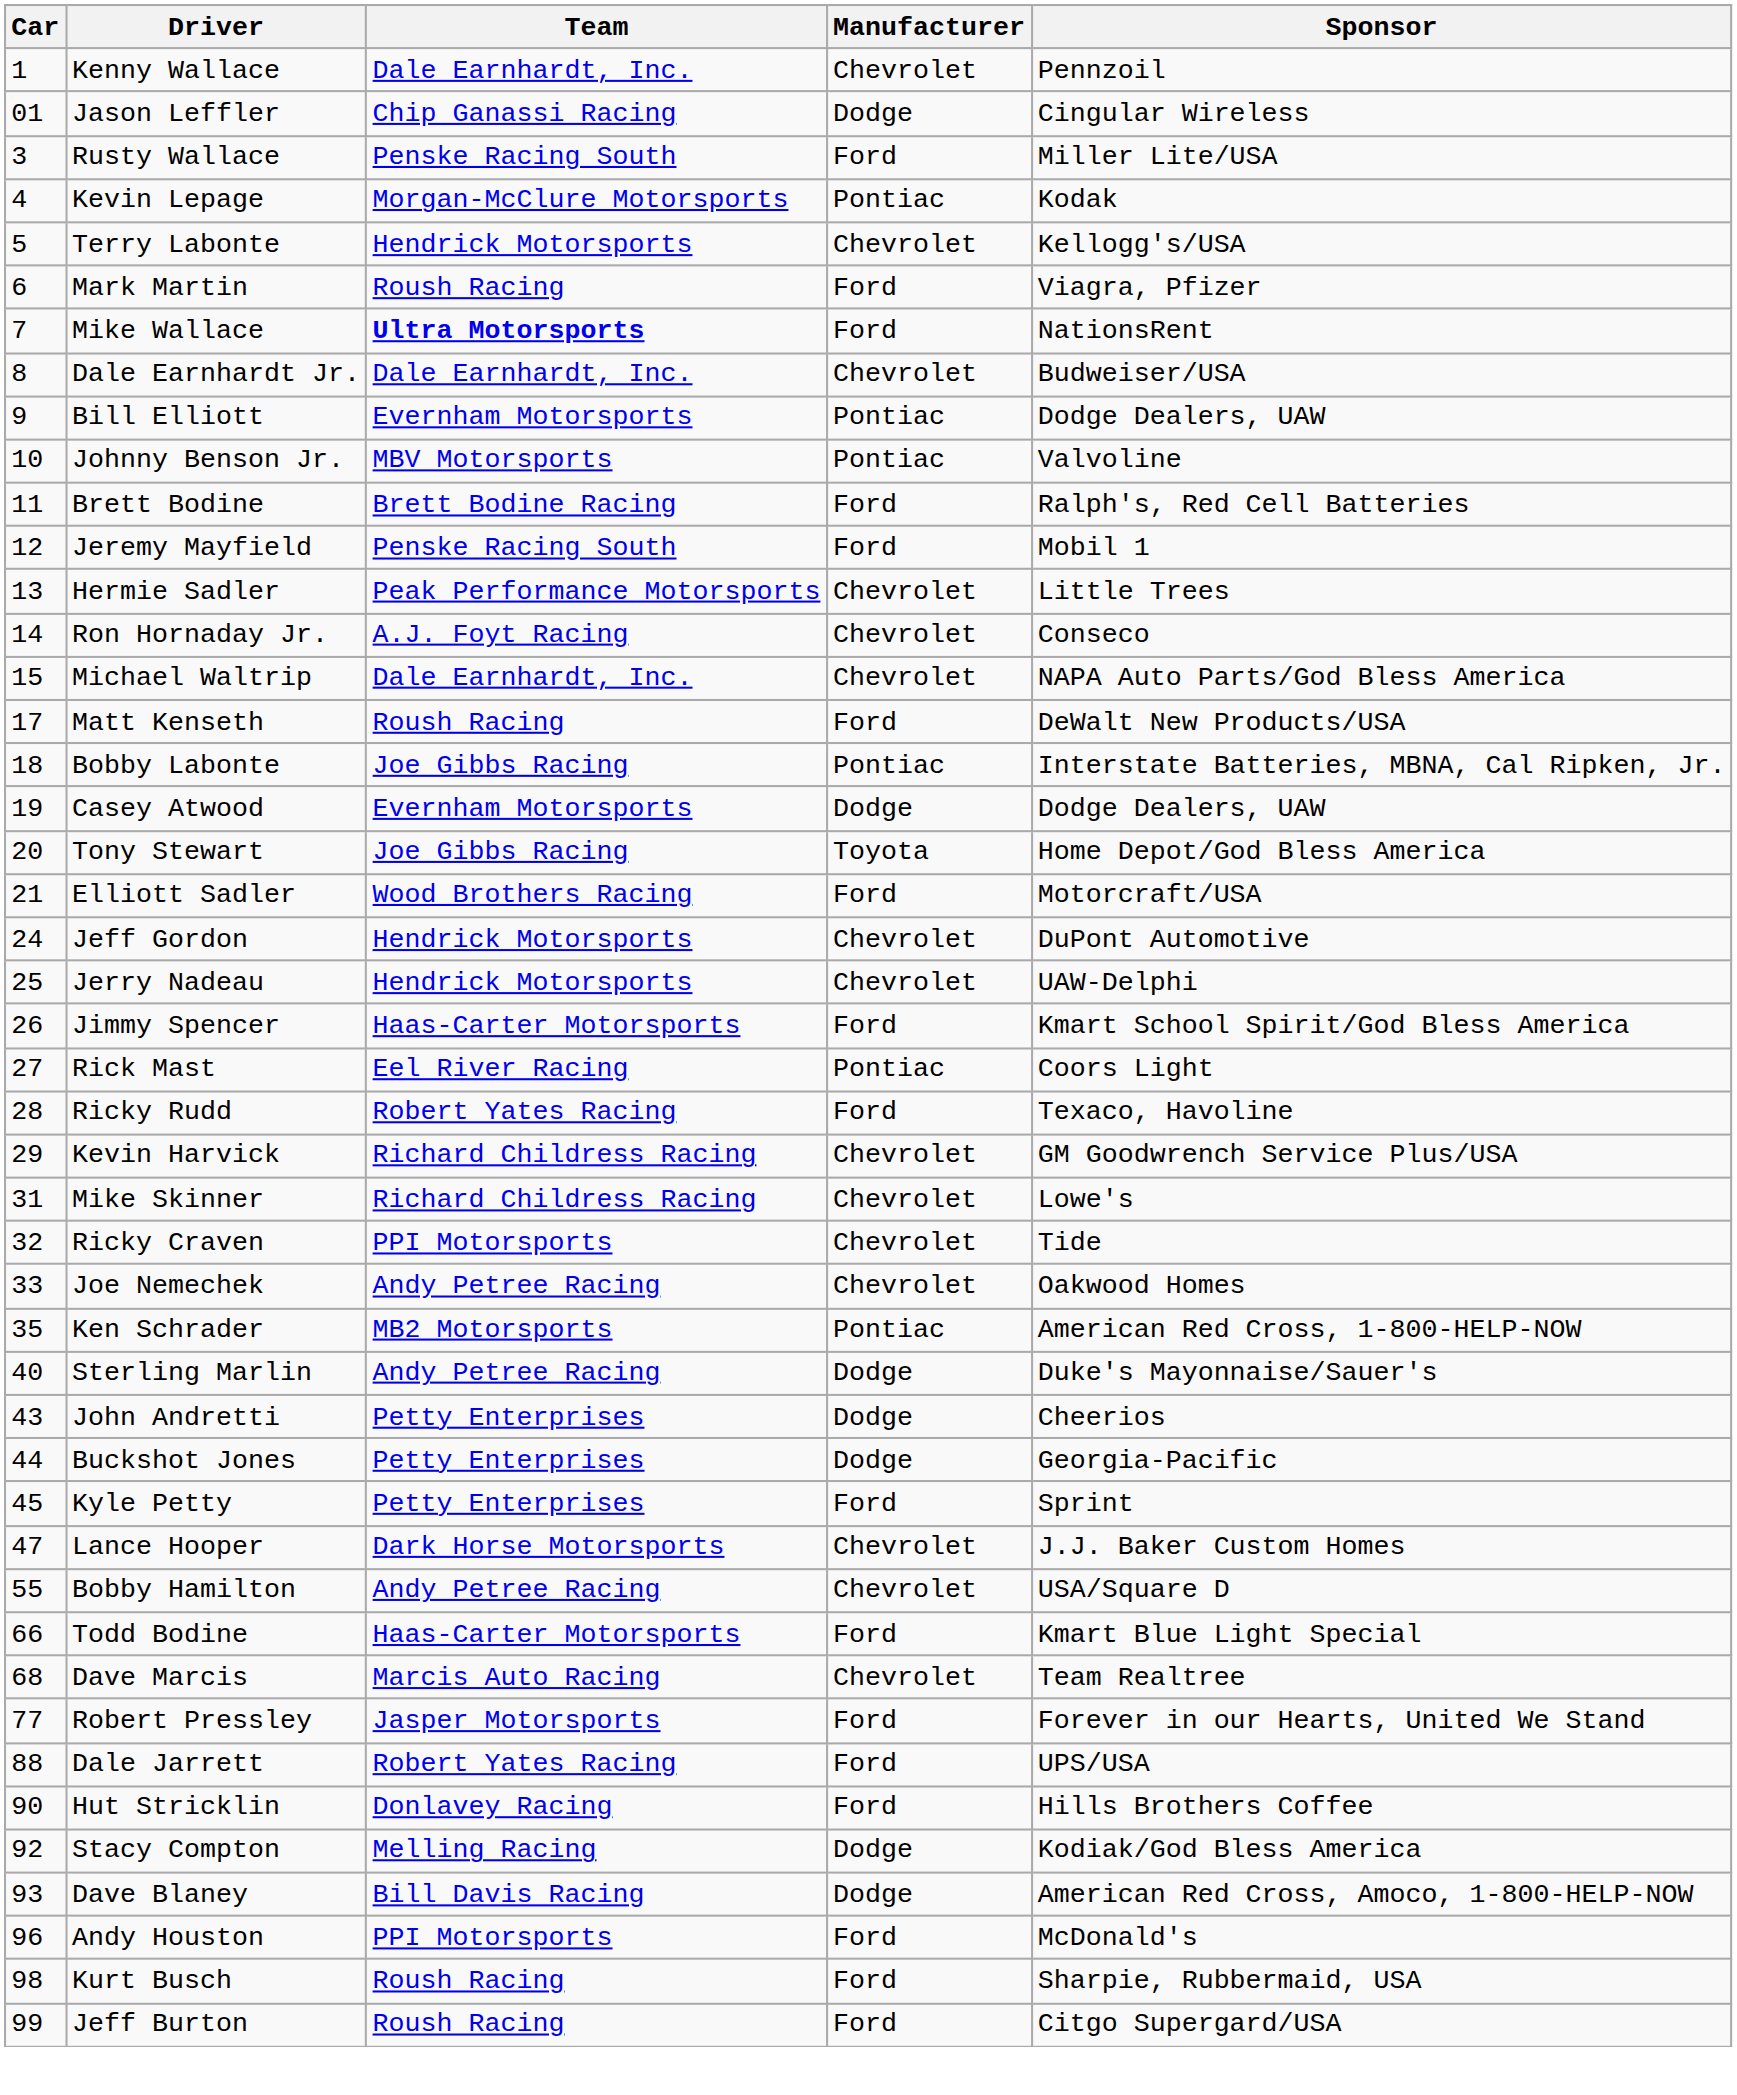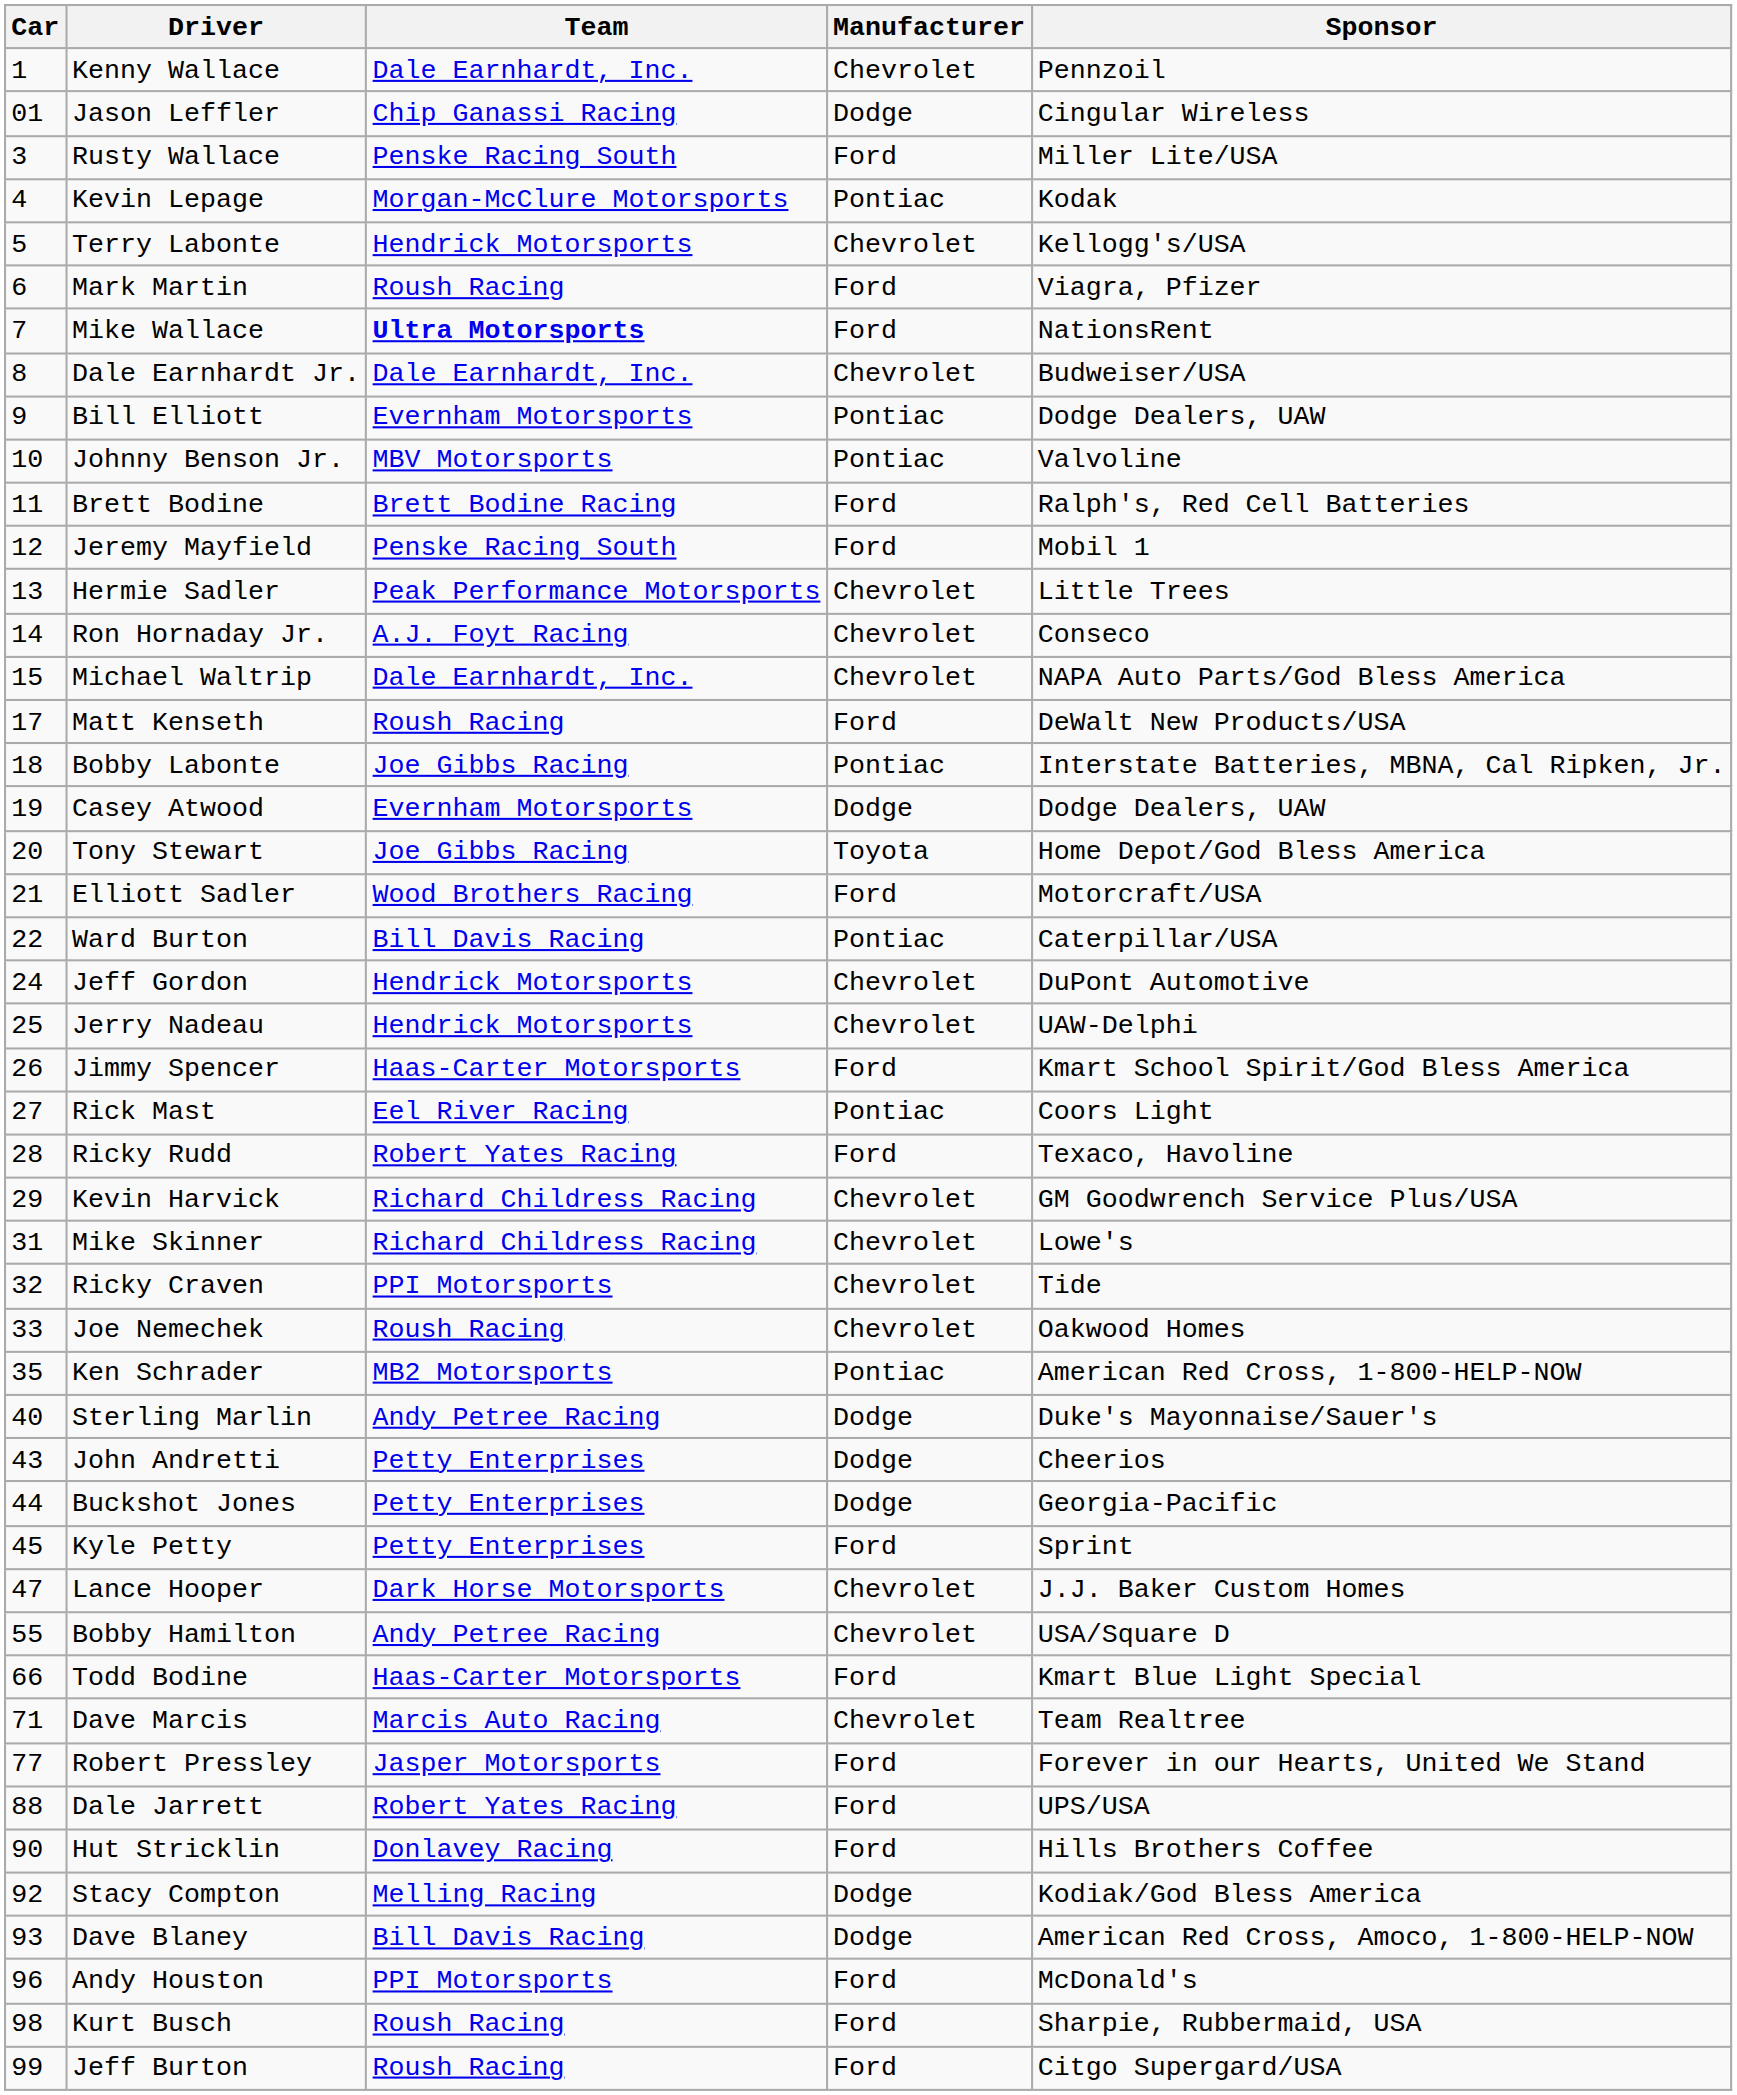+ row: (160, 939)
(517, 1286) Andy Petree Racing -> (469, 1330) Roush Racing
(27, 1677) 68 -> (27, 1721) 71
